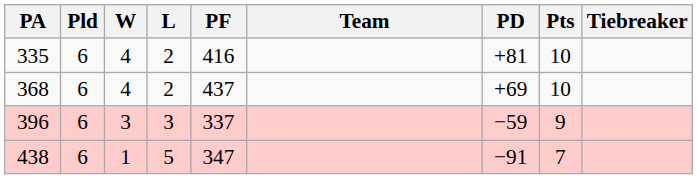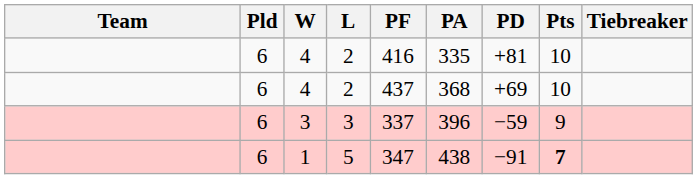columns swapped: (365, 21) <-> (33, 21)
(560, 156) normal -> (560, 156) bold
